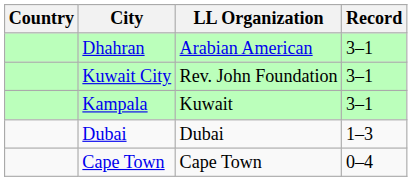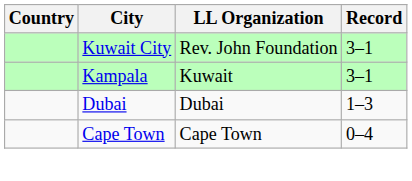- row: (113, 47)
